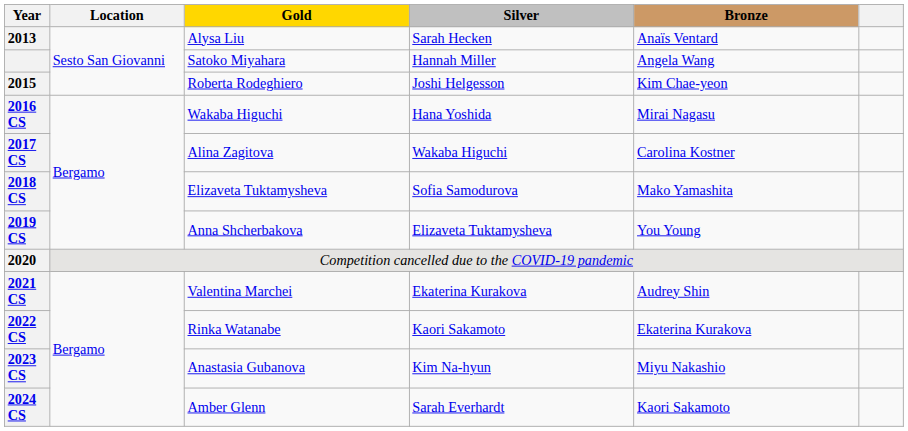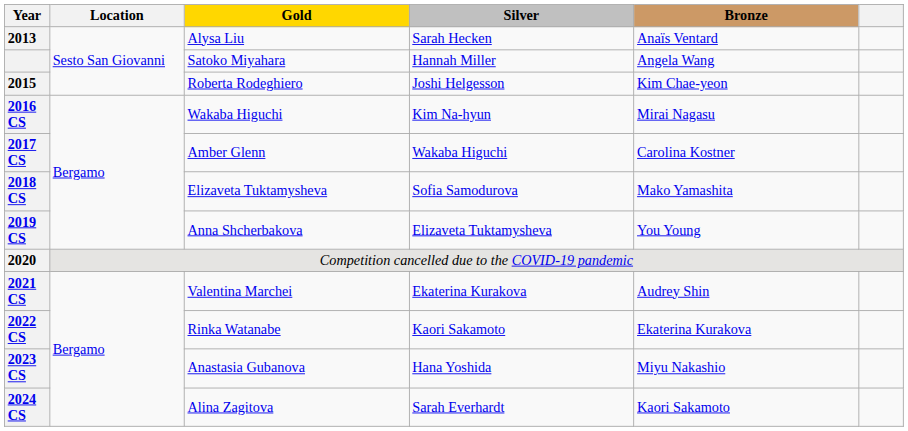(452, 114) Hana Yoshida -> (452, 114) Kim Na-hyun
(230, 152) Alina Zagitova -> (226, 152) Amber Glenn
(452, 368) Kim Na-hyun -> (452, 368) Hana Yoshida
(226, 406) Amber Glenn -> (230, 406) Alina Zagitova
